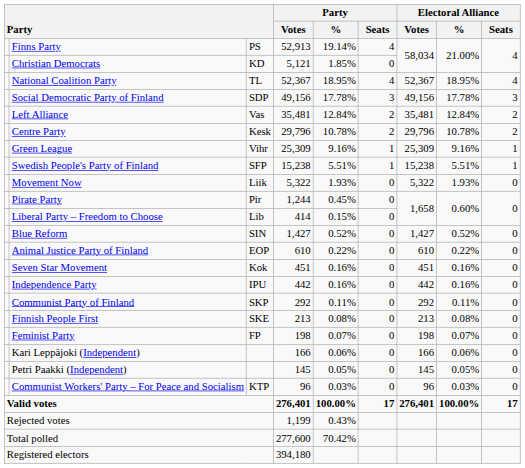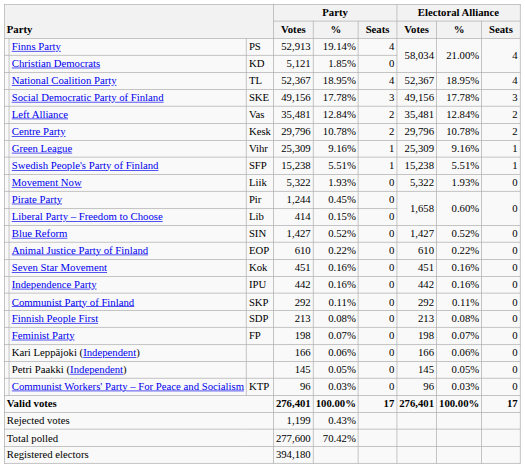(259, 98) SDP -> (259, 98) SKE
(259, 319) SKE -> (259, 319) SDP
